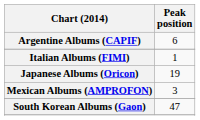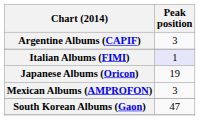(175, 40) 6 -> (175, 40) 3
(175, 57) no background -> (175, 57) lavender background
